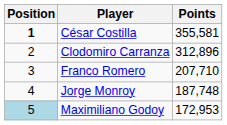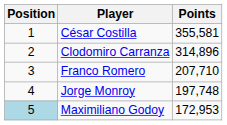(31, 33) bold -> (31, 33) normal
(197, 52) 312,896 -> (197, 52) 314,896
(197, 91) 187,748 -> (197, 91) 197,748
